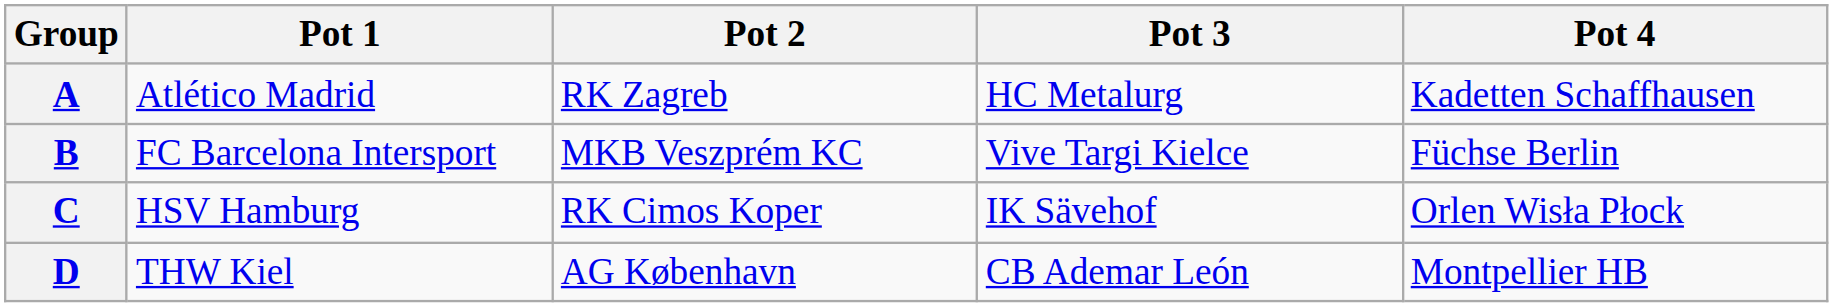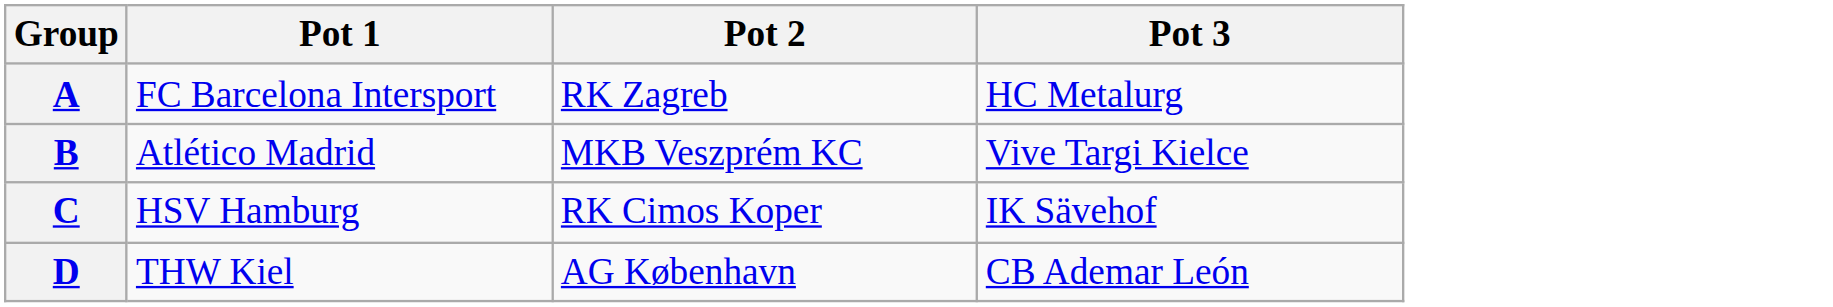- column: (1615, 34)
(256, 93) Atlético Madrid -> (316, 93) FC Barcelona Intersport
(316, 152) FC Barcelona Intersport -> (256, 152) Atlético Madrid
